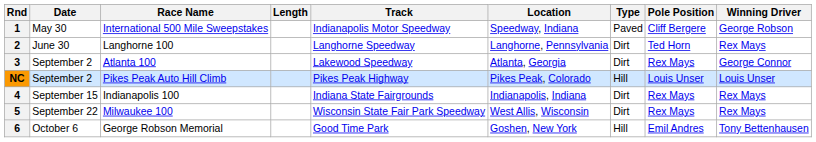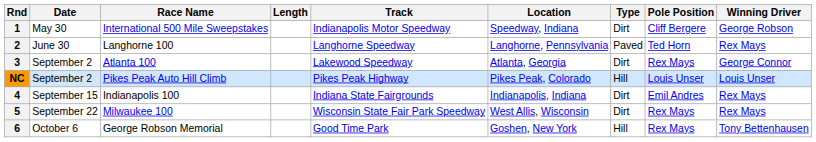(628, 29) Paved -> (621, 29) Dirt
(621, 45) Dirt -> (628, 45) Paved
(671, 95) Rex Mays -> (676, 95) Emil Andres
(676, 128) Emil Andres -> (671, 128) Rex Mays
